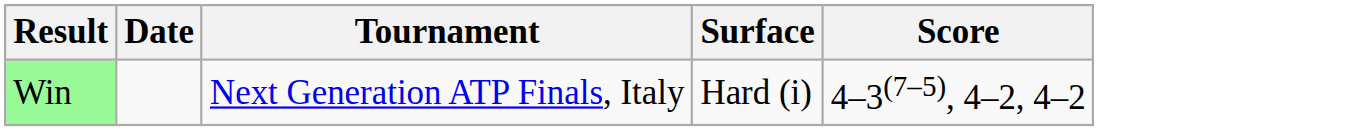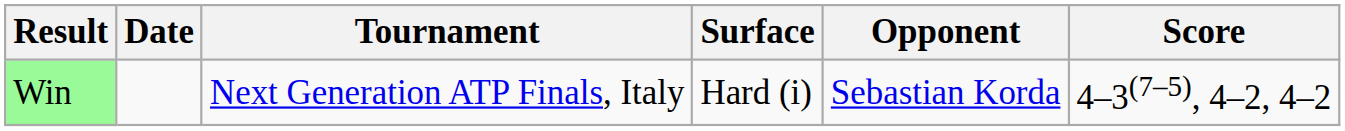+ column: (946, 32)
